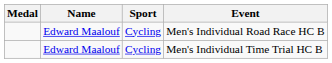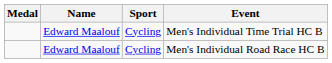rows swapped: (245, 31) <-> (244, 49)
